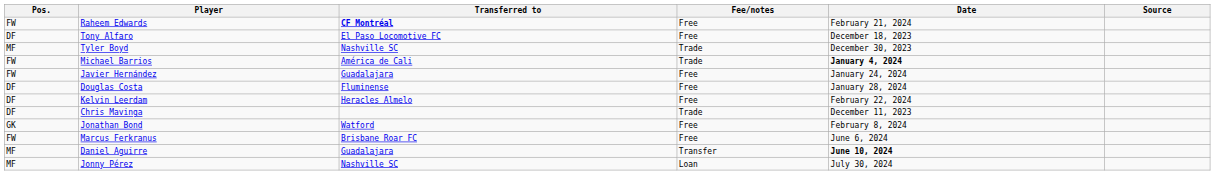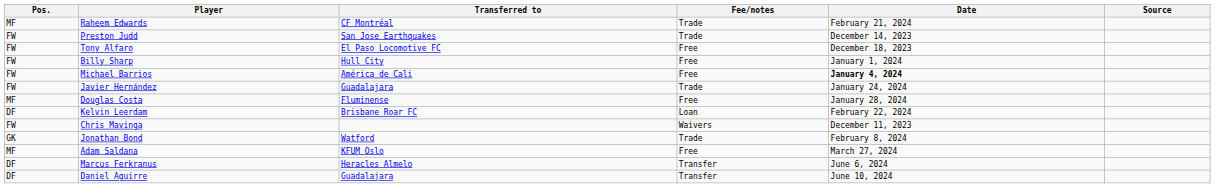(11, 24) FW -> (11, 24) MF
(367, 24) bold -> (367, 24) normal
(688, 24) Free -> (691, 24) Trade
+ row: (109, 37)
(11, 37) DF -> (11, 49) FW
- row: (104, 49)
+ row: (107, 62)
(691, 62) Trade -> (688, 75) Free
(688, 75) Free -> (691, 88) Trade
(11, 88) DF -> (11, 100) MF
(377, 100) Heracles Almelo -> (379, 113) Brisbane Roar FC
(688, 100) Free -> (688, 113) Loan
(11, 113) DF -> (11, 126) FW
(691, 113) Trade -> (695, 126) Waivers
(688, 126) Free -> (691, 139) Trade
+ row: (109, 151)
(11, 139) FW -> (11, 164) DF
(379, 139) Brisbane Roar FC -> (377, 164) Heracles Almelo
(688, 139) Free -> (698, 164) Transfer
(11, 151) MF -> (11, 177) DF
(862, 151) bold -> (862, 177) normal
- row: (107, 164)
